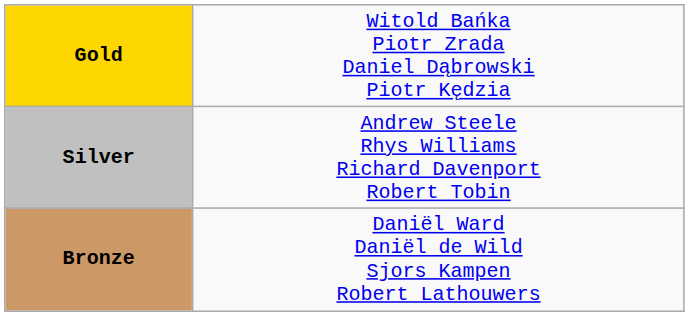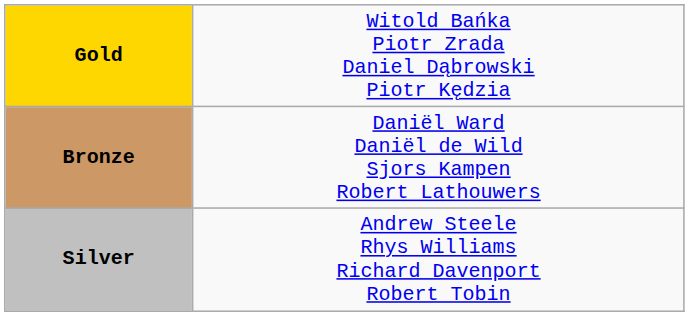rows swapped: (99, 158) <-> (99, 260)
